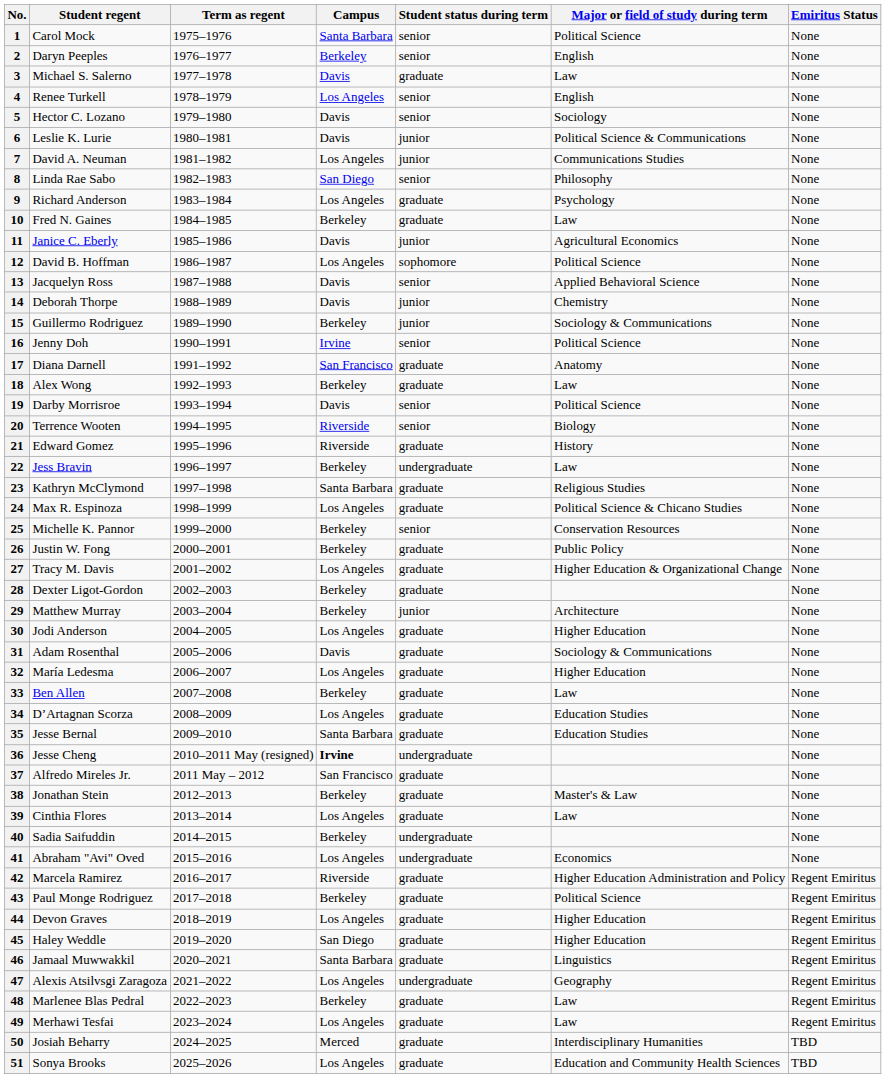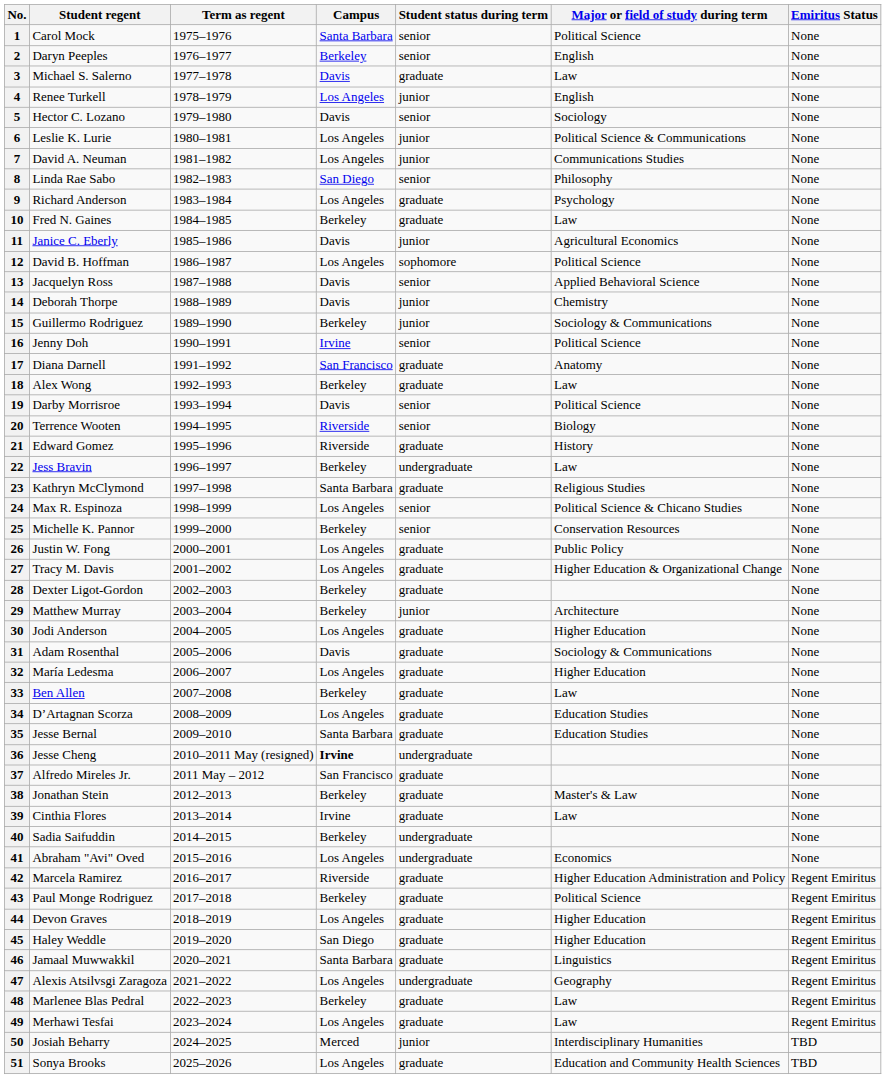(414, 96) senior -> (414, 96) junior
(335, 138) Davis -> (352, 138) Los Angeles
(421, 508) graduate -> (414, 508) senior
(343, 549) Berkeley -> (352, 549) Los Angeles
(352, 816) Los Angeles -> (335, 816) Irvine
(421, 1042) graduate -> (414, 1042) junior
